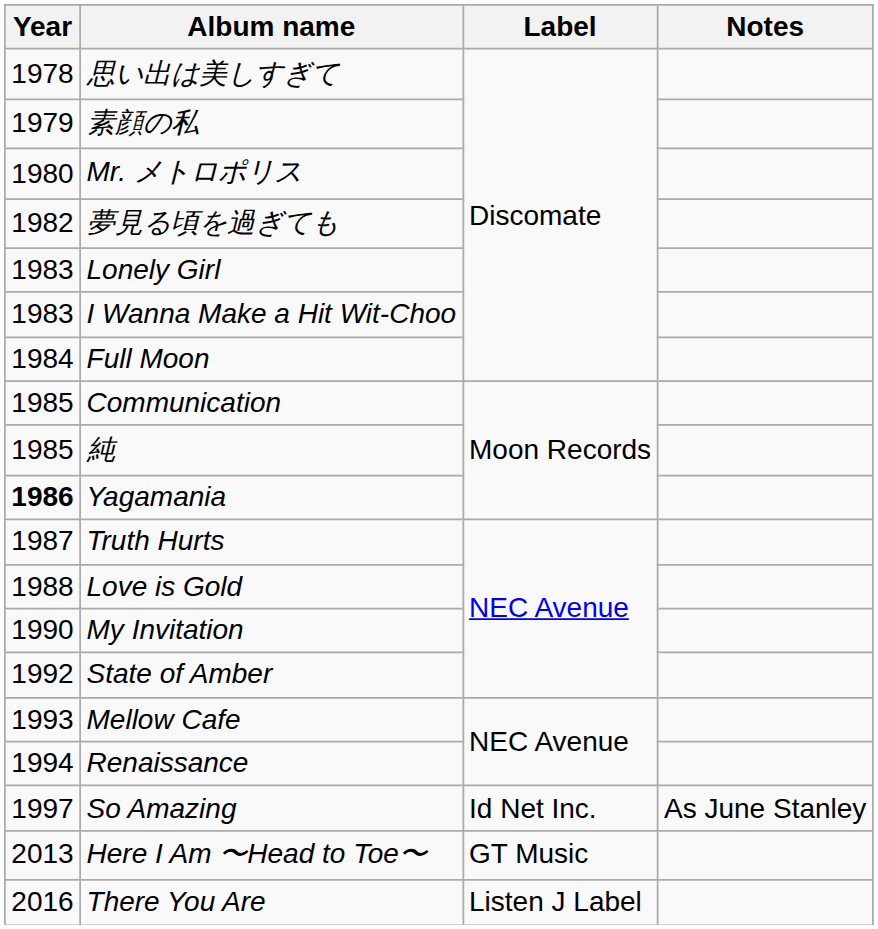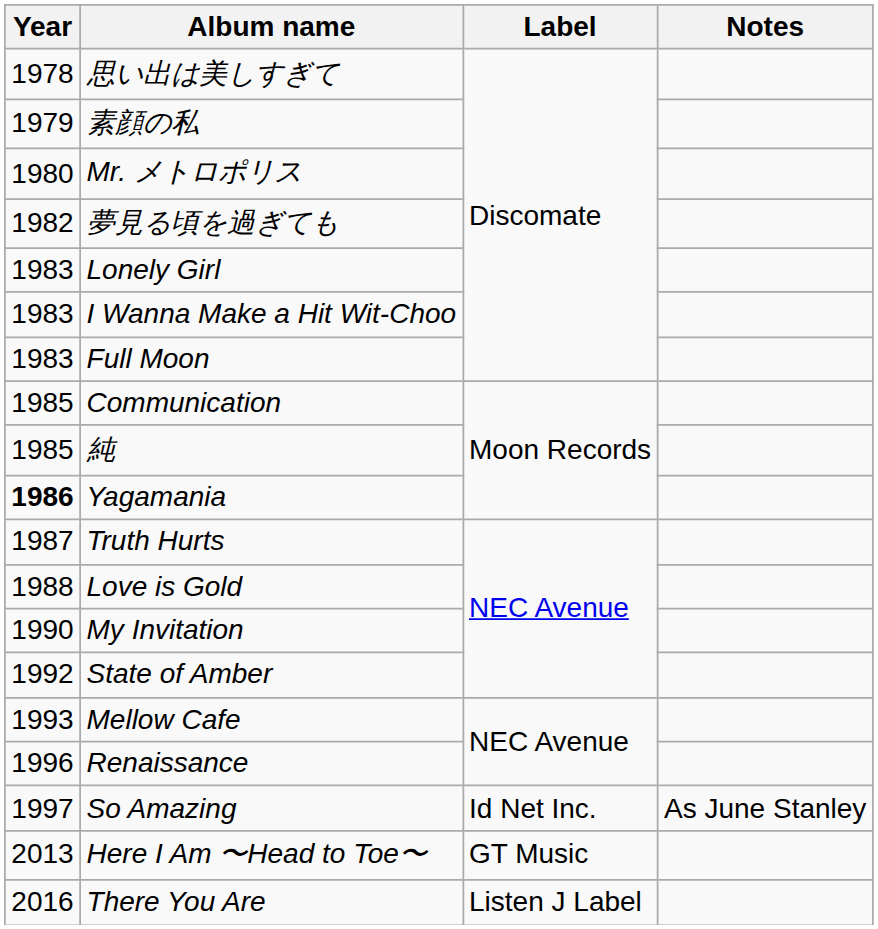(42, 358) 1984 -> (42, 358) 1983
(42, 763) 1994 -> (42, 763) 1996
